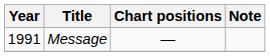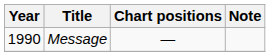(24, 39) 1991 -> (24, 39) 1990
